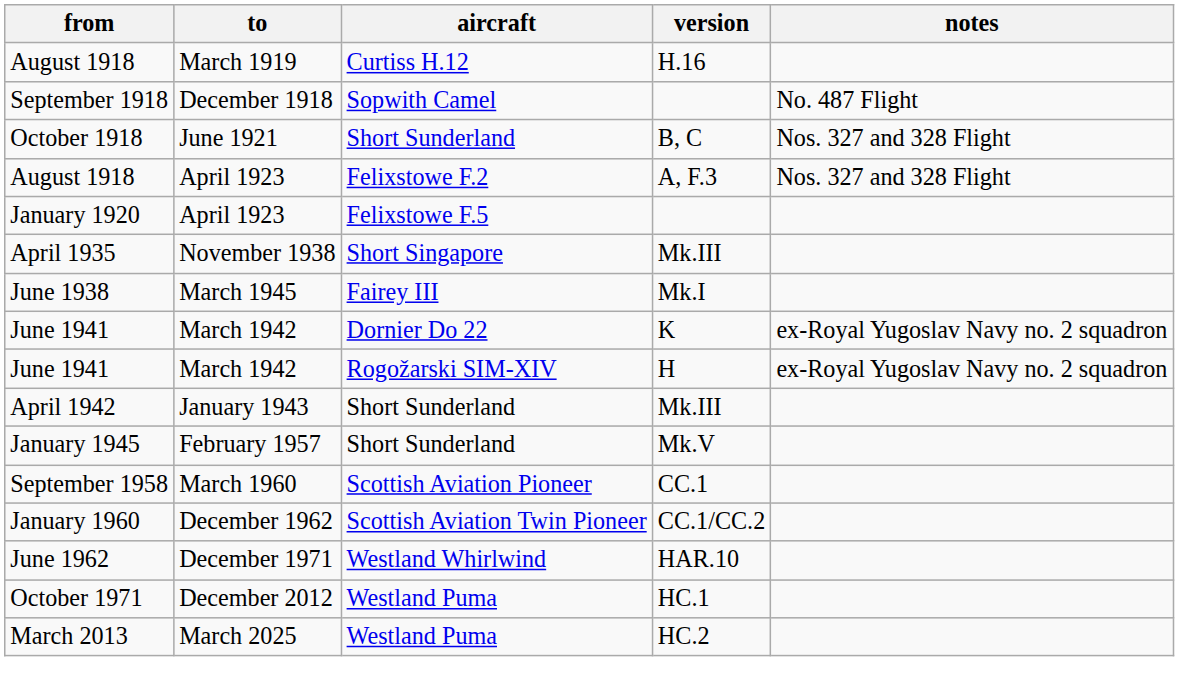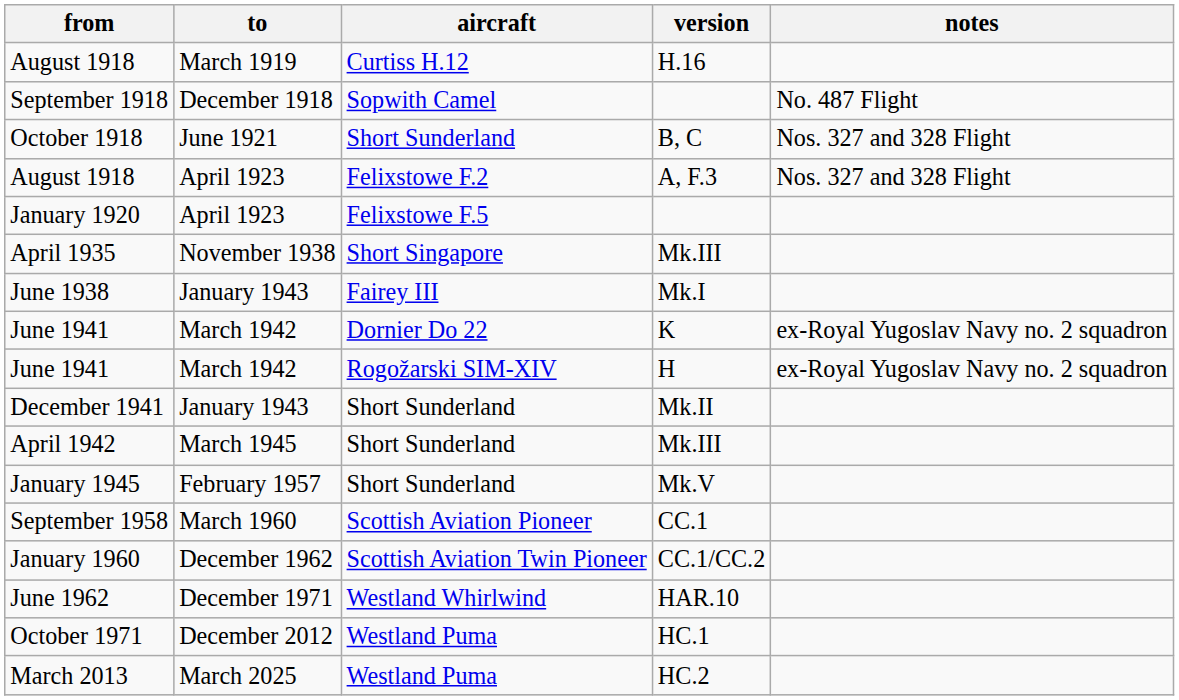(238, 291) March 1945 -> (244, 291) January 1943
+ row: (87, 406)
(244, 406) January 1943 -> (238, 445) March 1945
